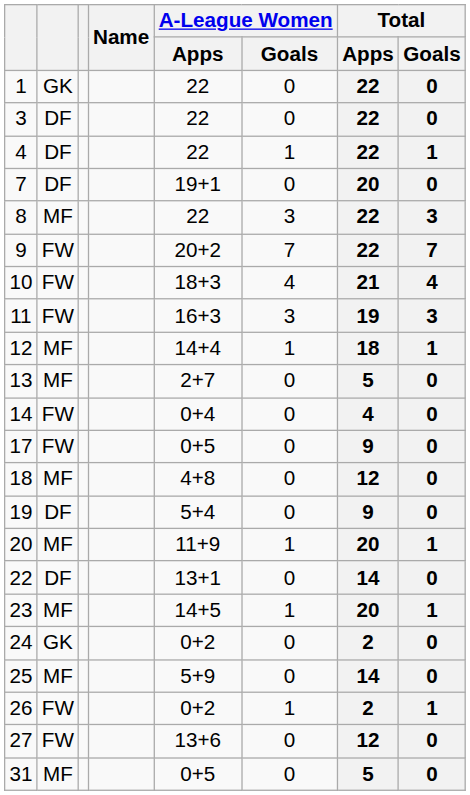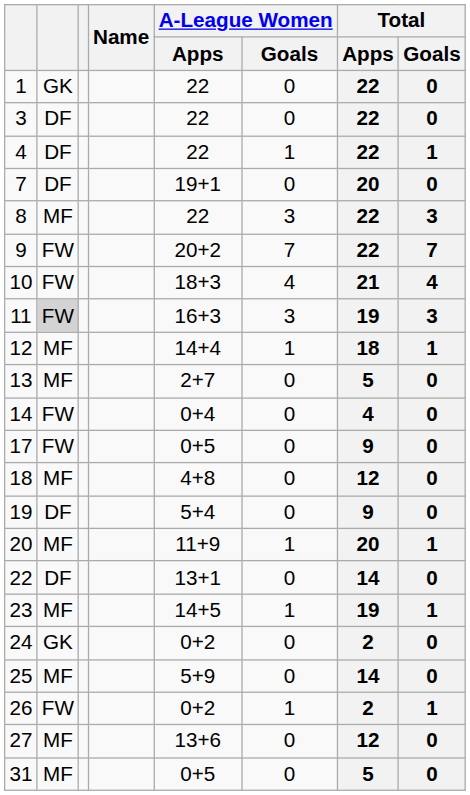(58, 315) no background -> (58, 315) lightgrey background
(368, 610) 20 -> (368, 610) 19
(58, 741) FW -> (58, 741) MF
